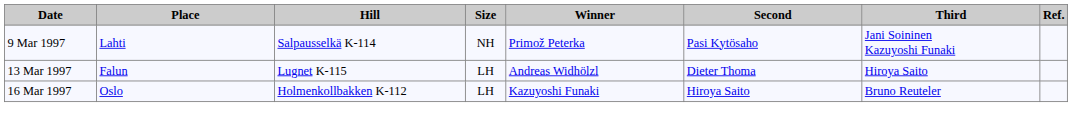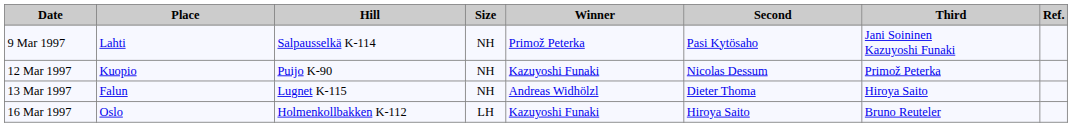+ row: (39, 70)
(486, 70) LH -> (486, 91) NH
